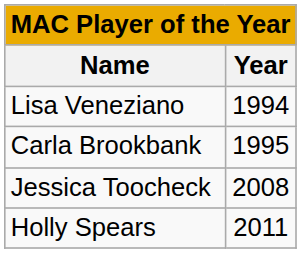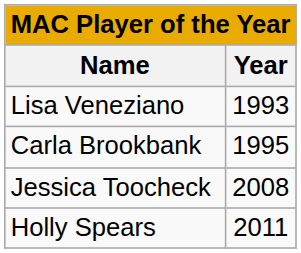(261, 106) 1994 -> (261, 106) 1993
